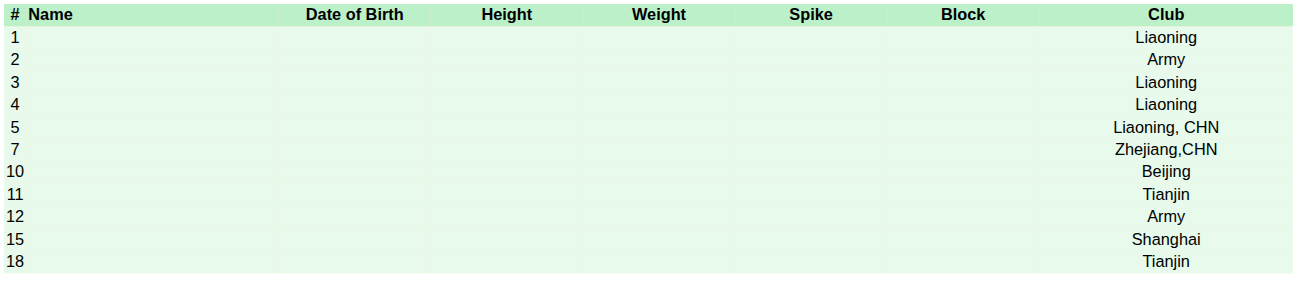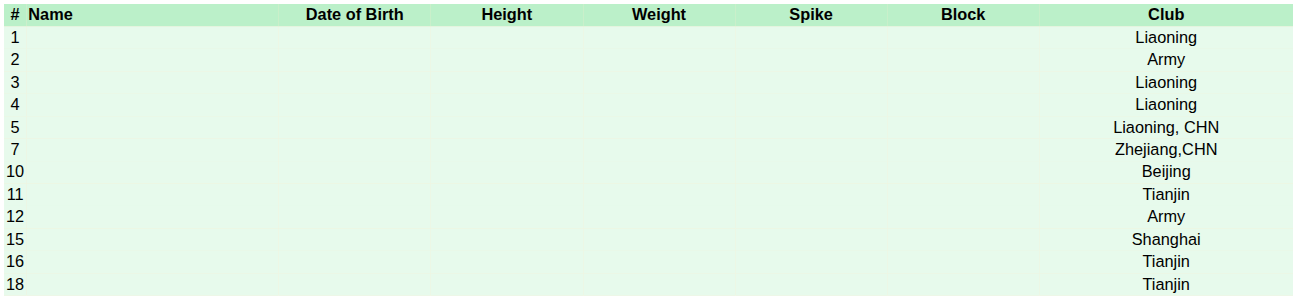+ row: (15, 262)
